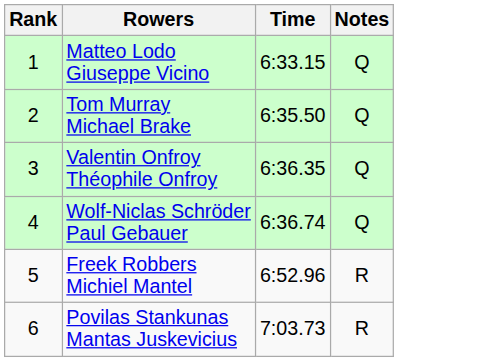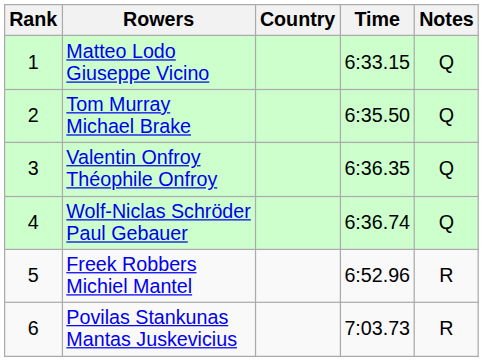+ column: (298, 20)
